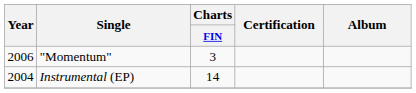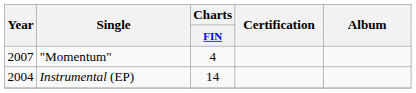(21, 56) 2006 -> (21, 56) 2007
(213, 56) 3 -> (213, 56) 4
